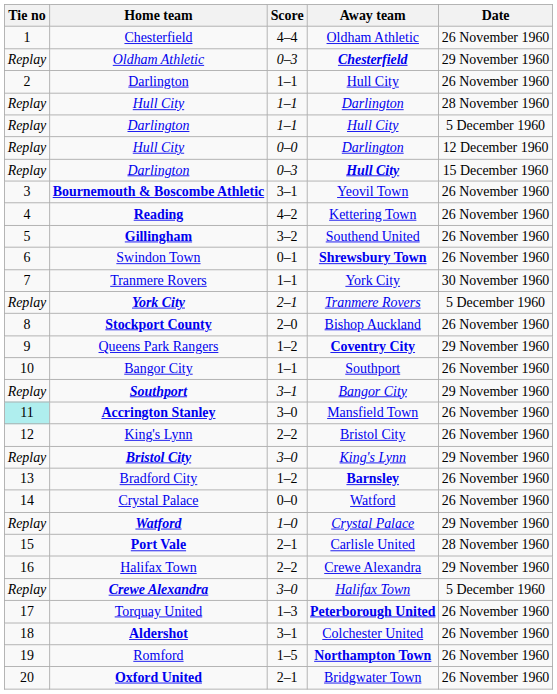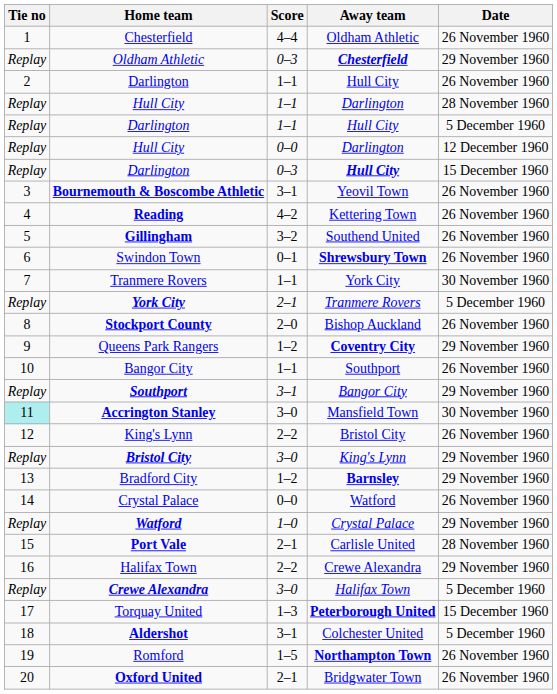(496, 412) 26 November 1960 -> (496, 412) 30 November 1960
(496, 479) 26 November 1960 -> (496, 479) 29 November 1960
(496, 611) 26 November 1960 -> (496, 611) 15 December 1960
(496, 633) 26 November 1960 -> (496, 633) 5 December 1960
